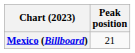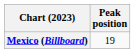(110, 40) 21 -> (110, 40) 19
